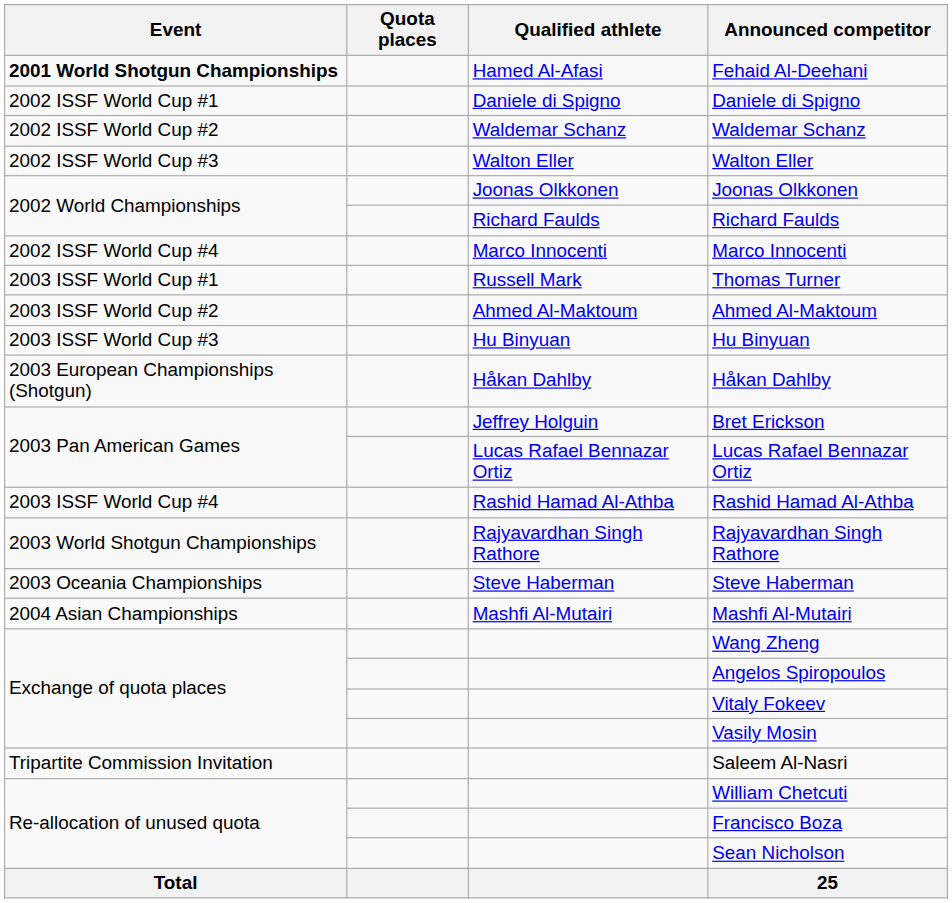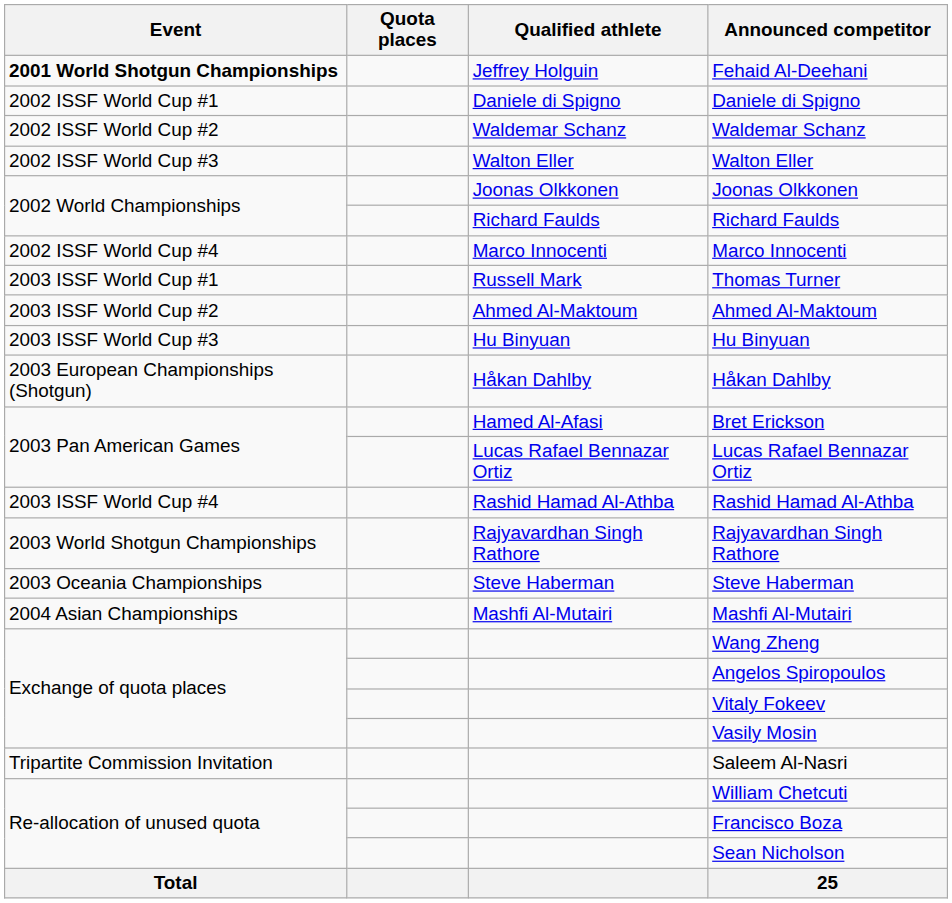(538, 70) Hamed Al-Afasi -> (535, 70) Jeffrey Holguin
(535, 421) Jeffrey Holguin -> (538, 421) Hamed Al-Afasi
